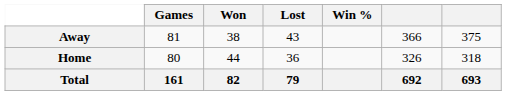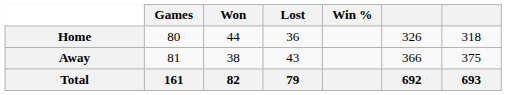rows swapped: (75, 58) <-> (75, 36)
